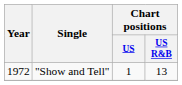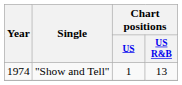(18, 71) 1972 -> (18, 71) 1974
